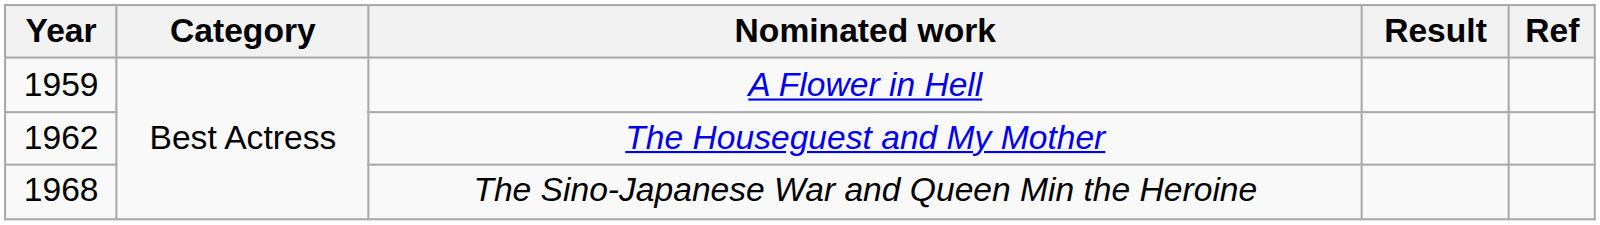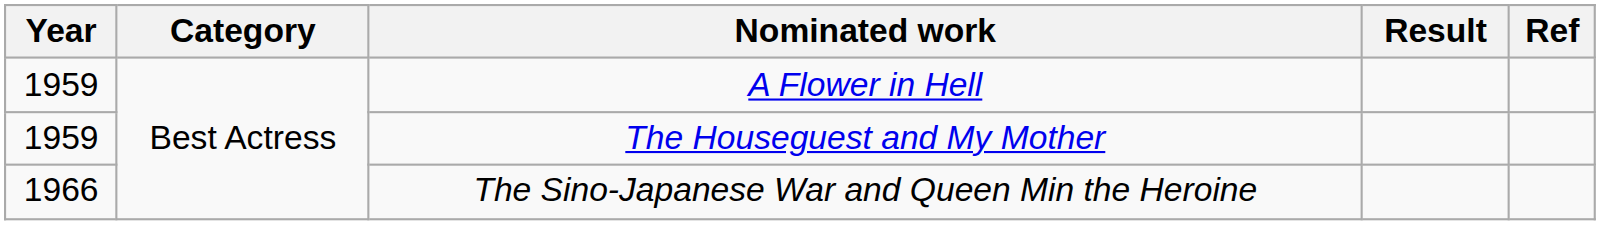(61, 137) 1962 -> (61, 137) 1959
(61, 191) 1968 -> (61, 191) 1966
